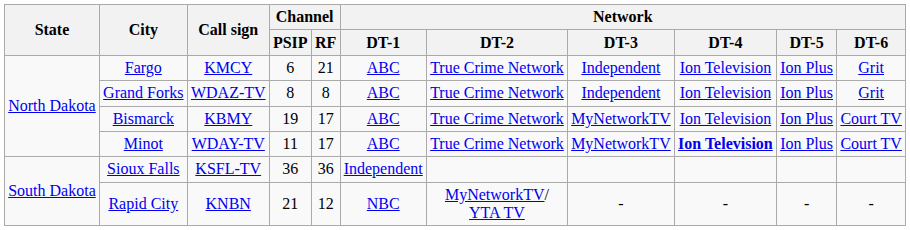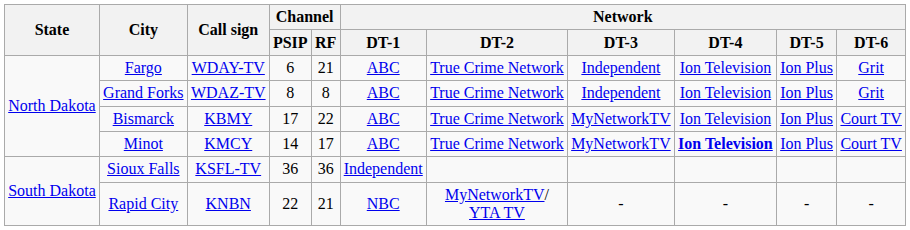(228, 67) KMCY -> (228, 67) WDAY-TV
(290, 118) 19 -> (290, 118) 17
(326, 118) 17 -> (326, 118) 22
(228, 144) WDAY-TV -> (228, 144) KMCY
(290, 144) 11 -> (290, 144) 14
(290, 203) 21 -> (290, 203) 22
(326, 203) 12 -> (326, 203) 21
